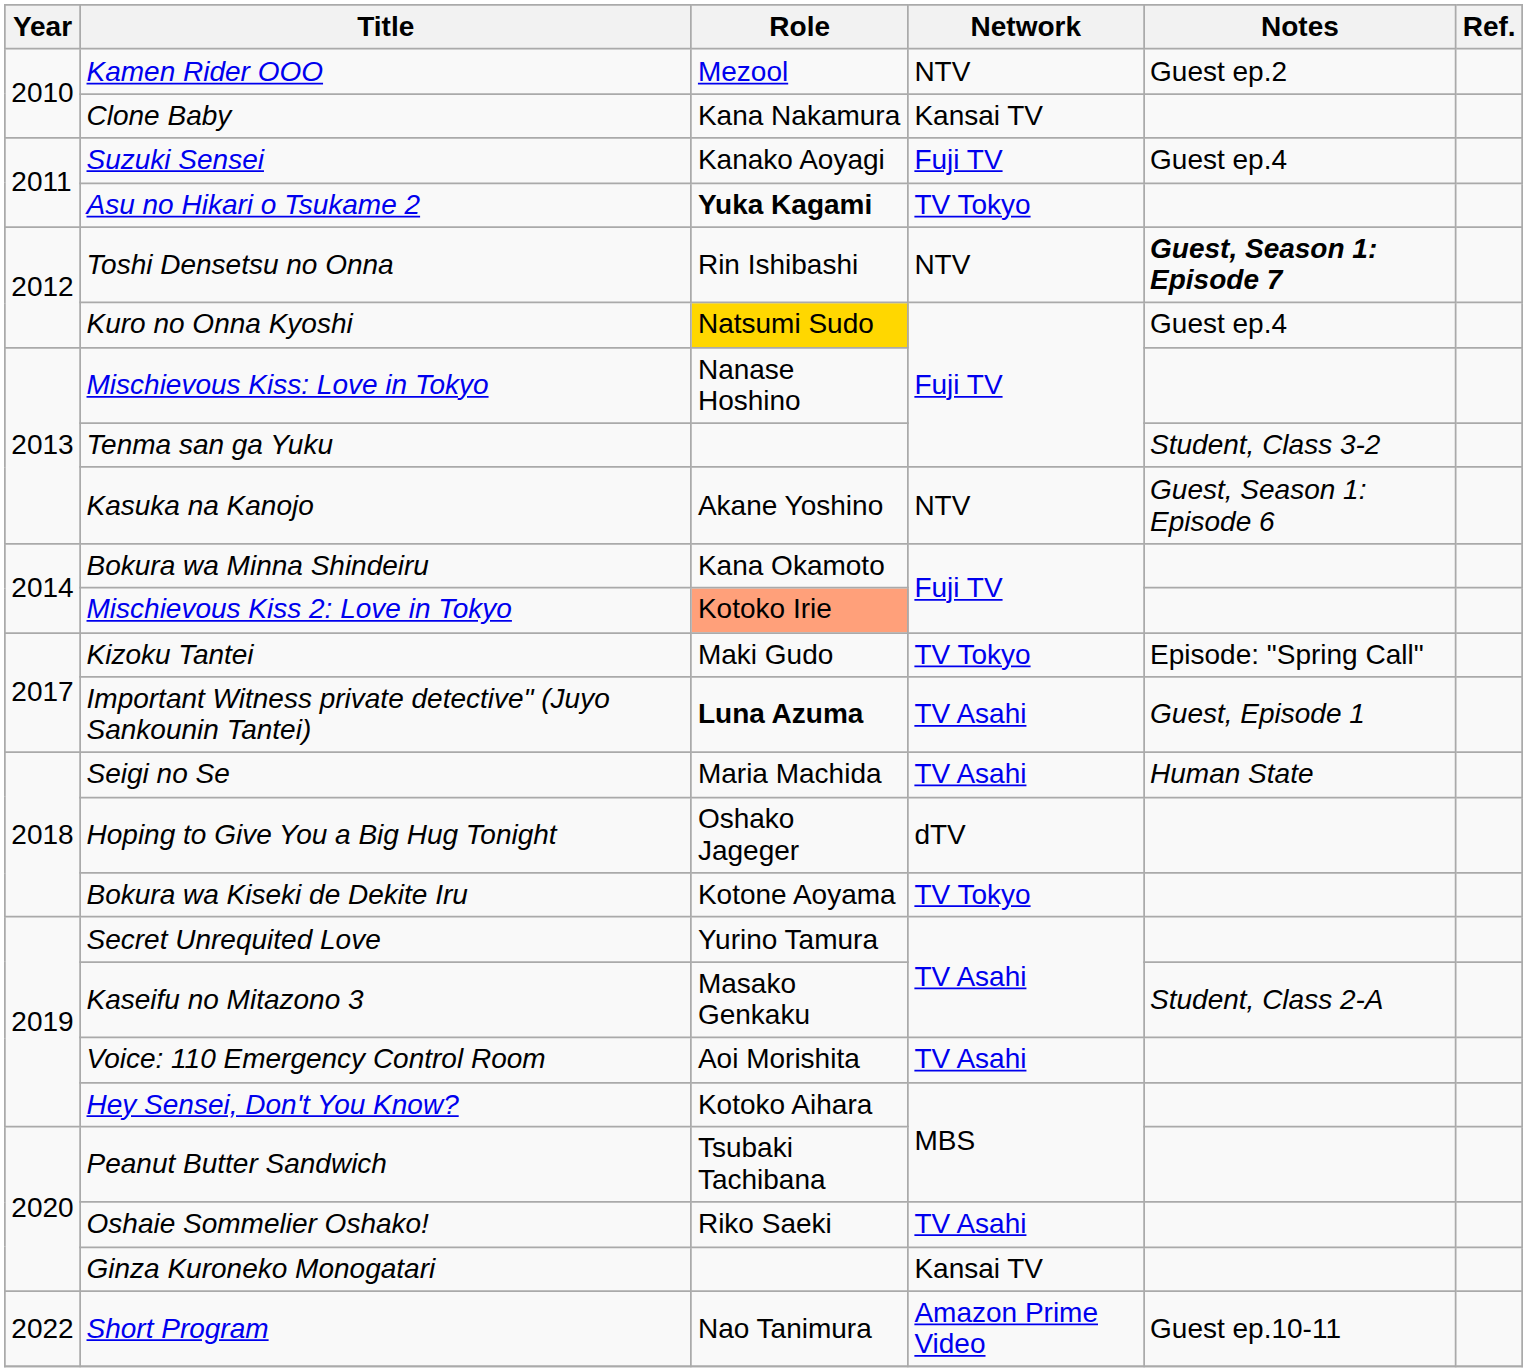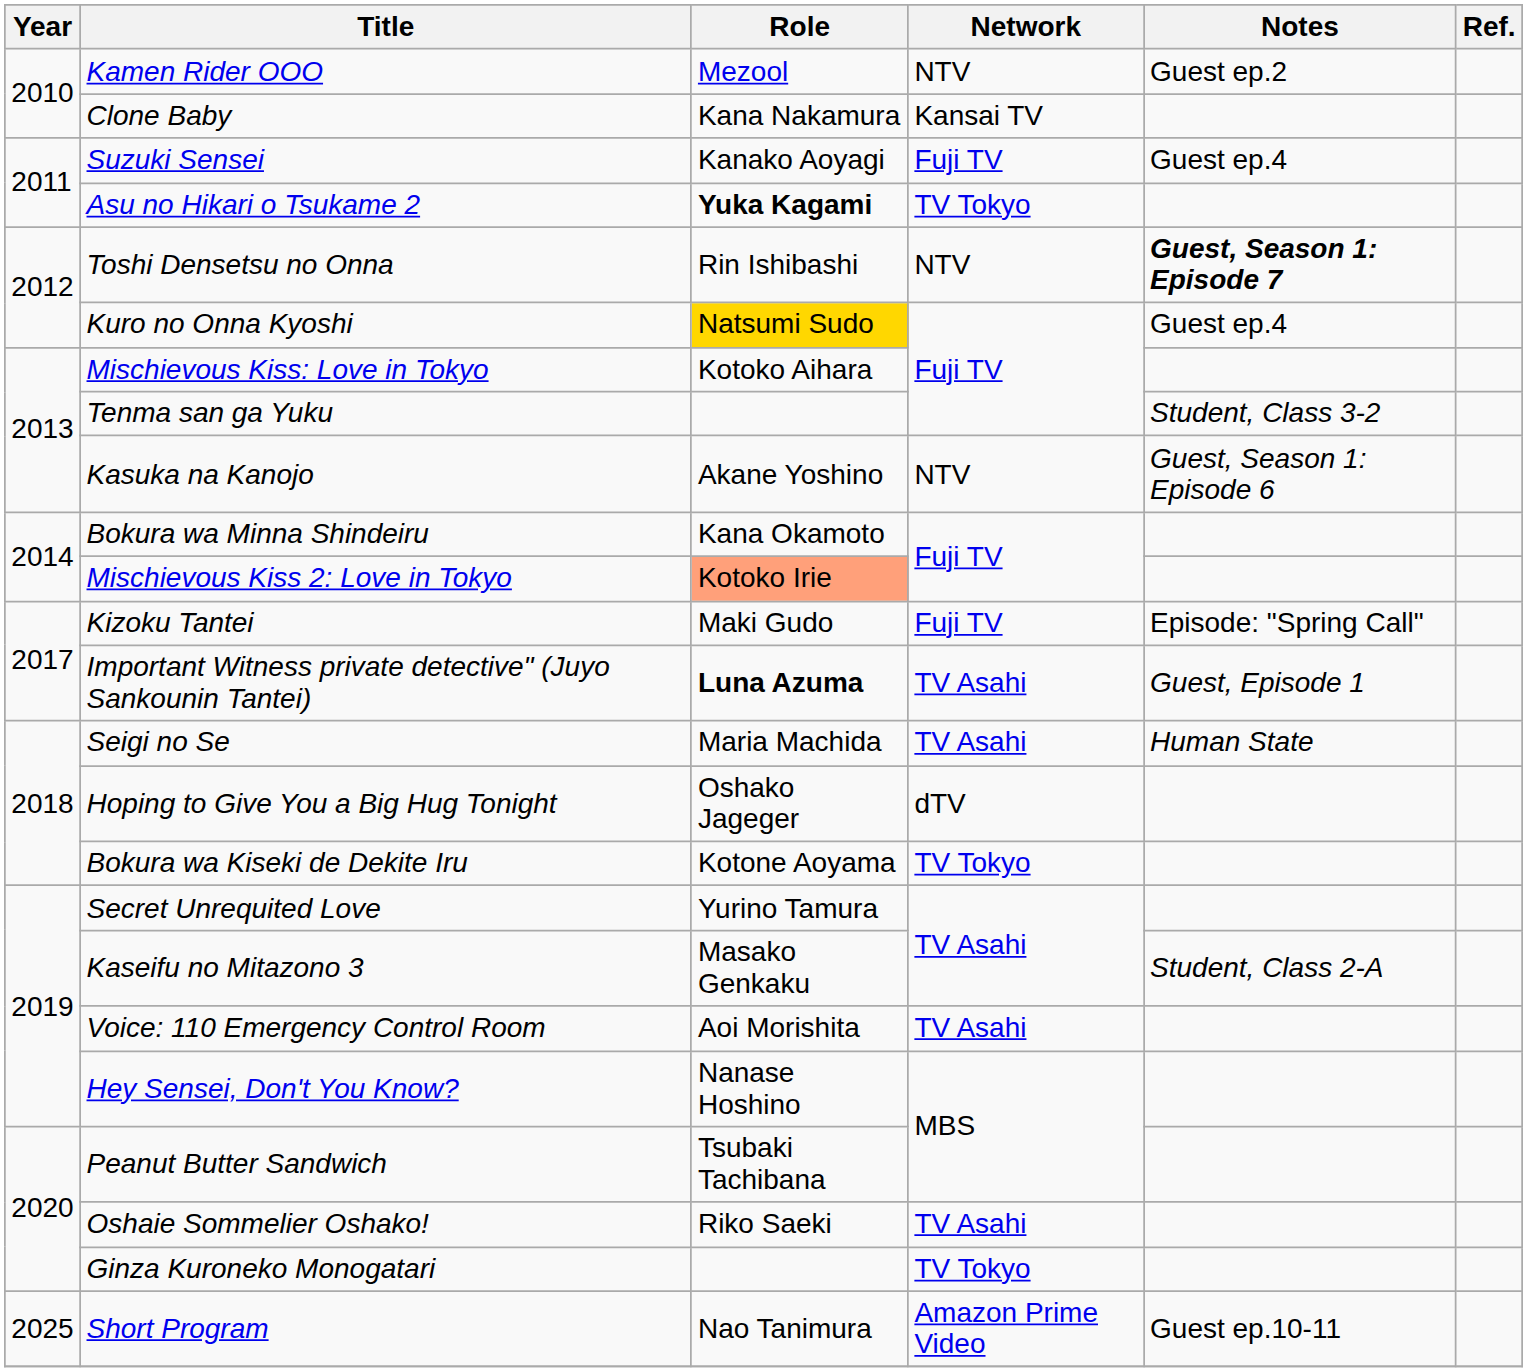(749, 384) Nanase Hoshino -> (785, 369) Kotoko Aihara
(972, 654) TV Tokyo -> (958, 622) Fuji TV
(785, 1103) Kotoko Aihara -> (749, 1088) Nanase Hoshino
(979, 1268) Kansai TV -> (972, 1268) TV Tokyo
(42, 1328) 2022 -> (42, 1328) 2025
